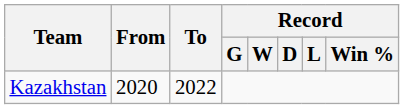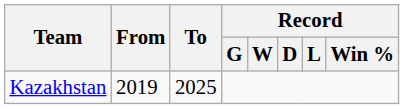(137, 86) 2020 -> (137, 86) 2019
(196, 86) 2022 -> (196, 86) 2025
